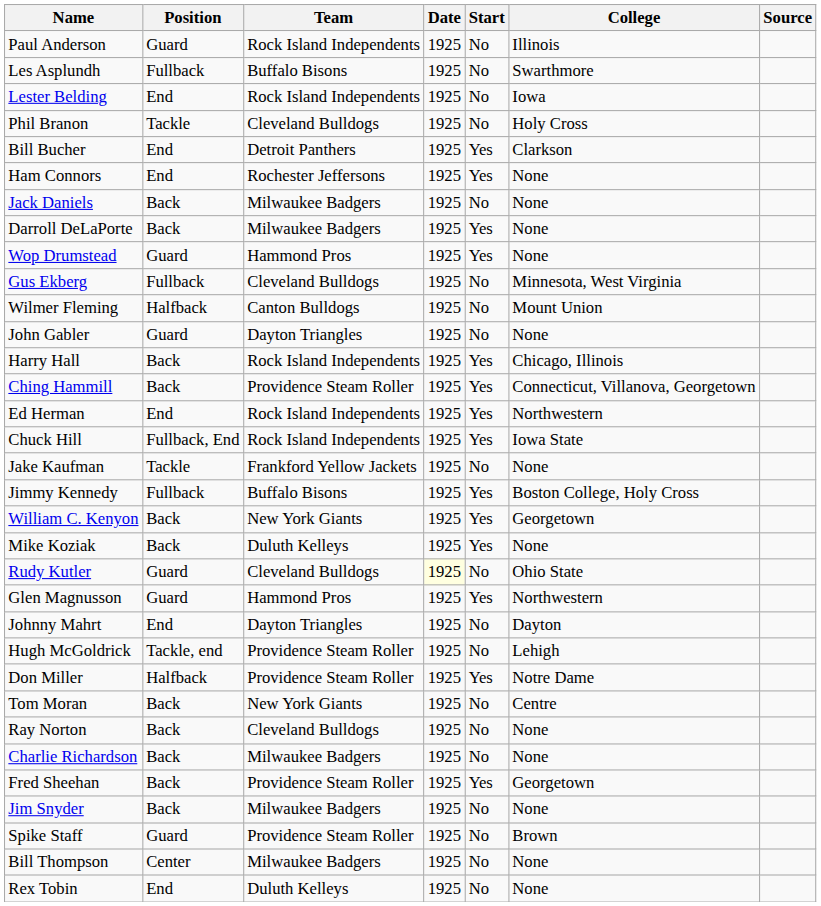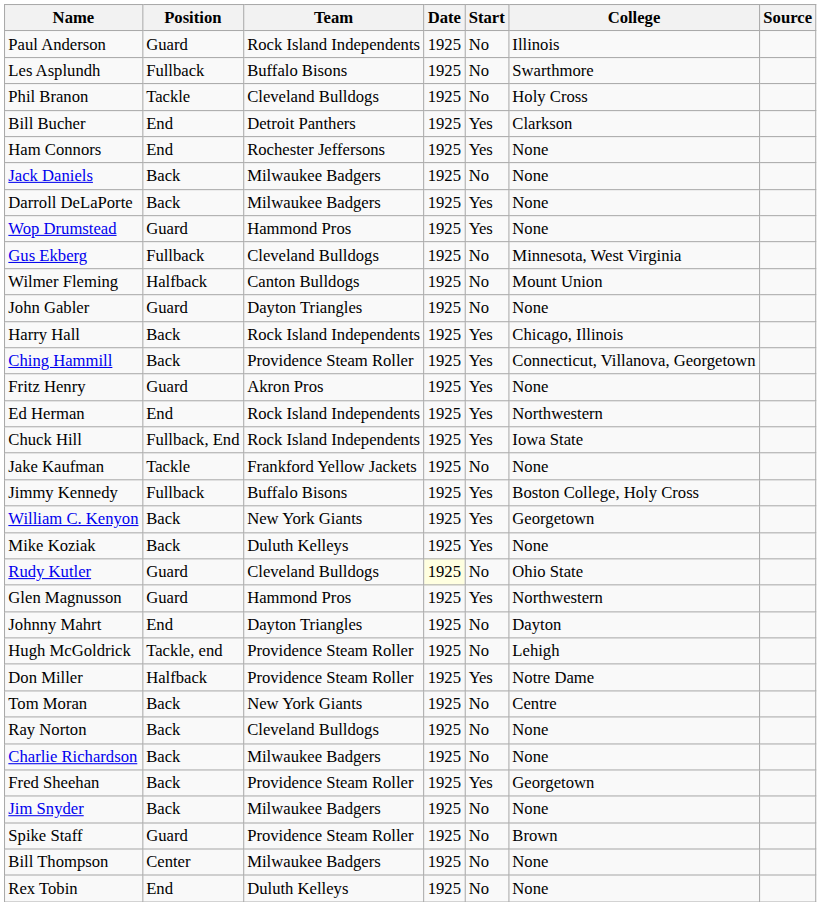- row: (58, 96)
+ row: (47, 387)
